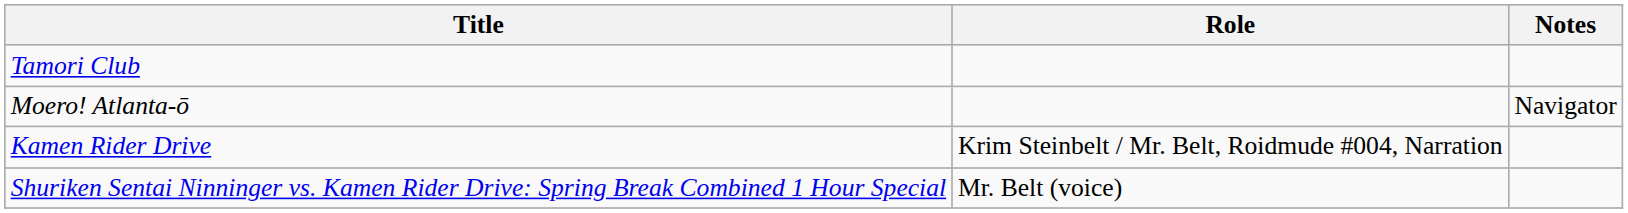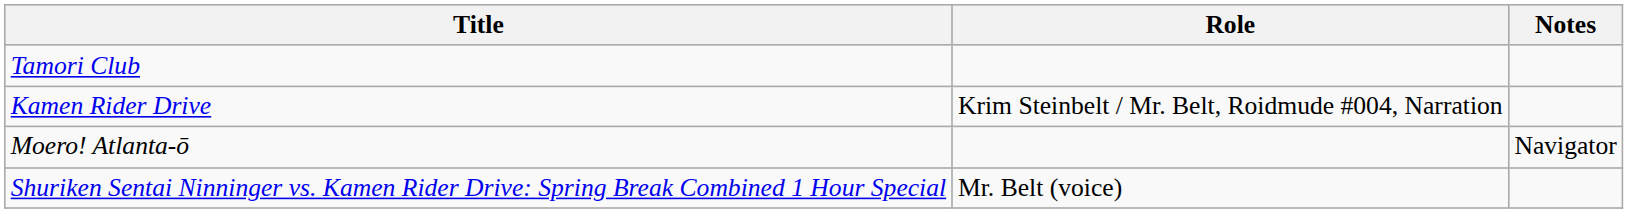rows swapped: (100, 106) <-> (111, 146)
